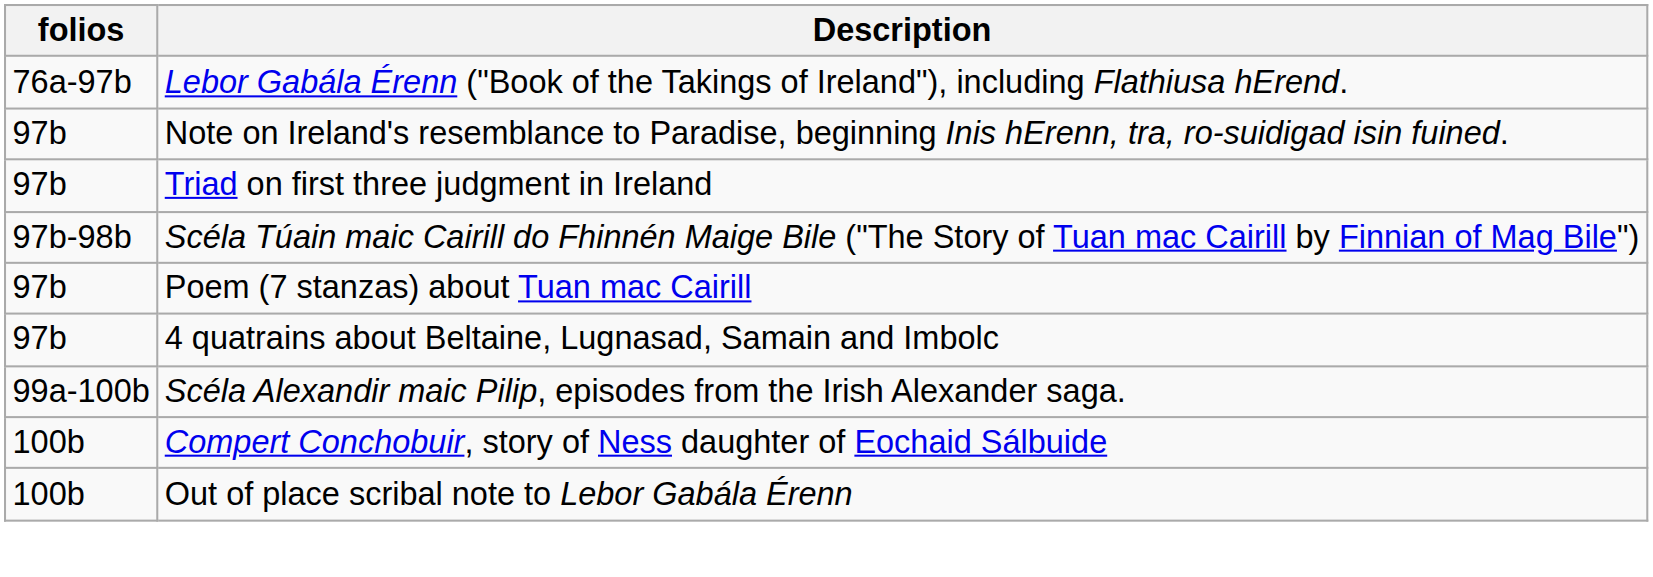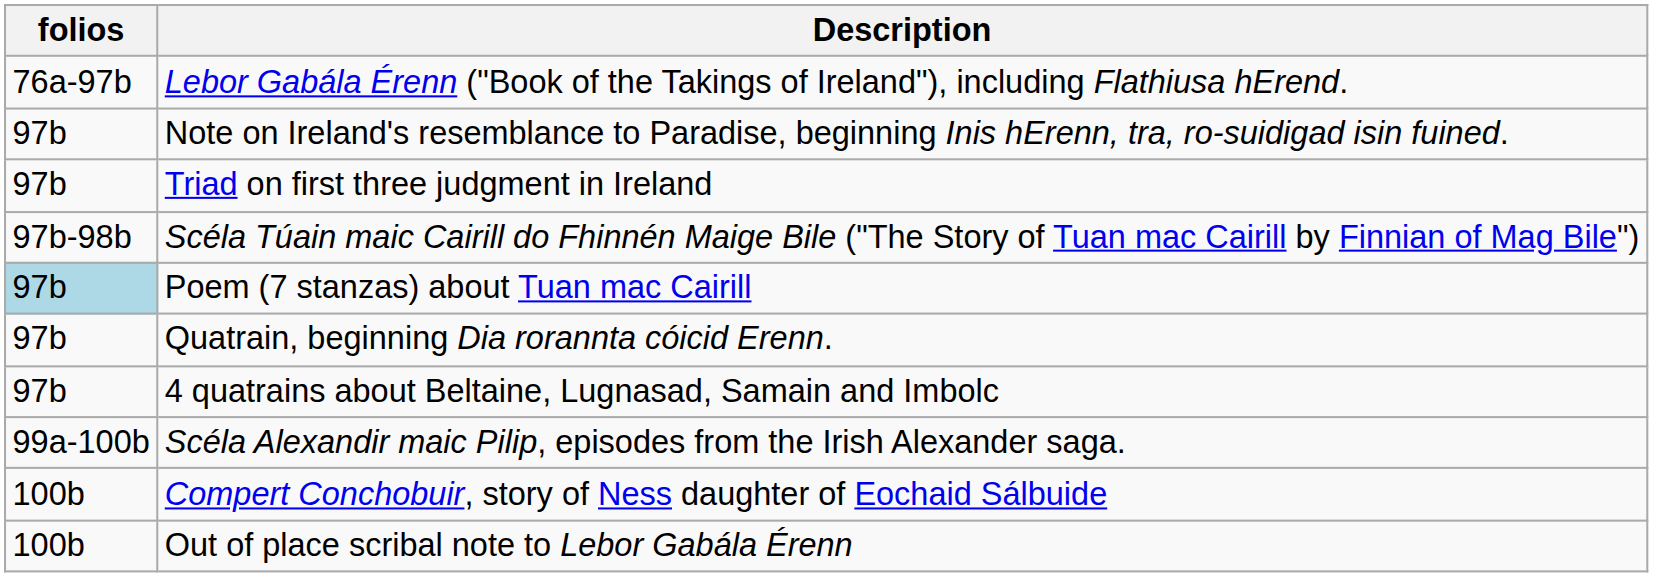(40, 287) no background -> (40, 287) lightblue background
+ row: (499, 339)
